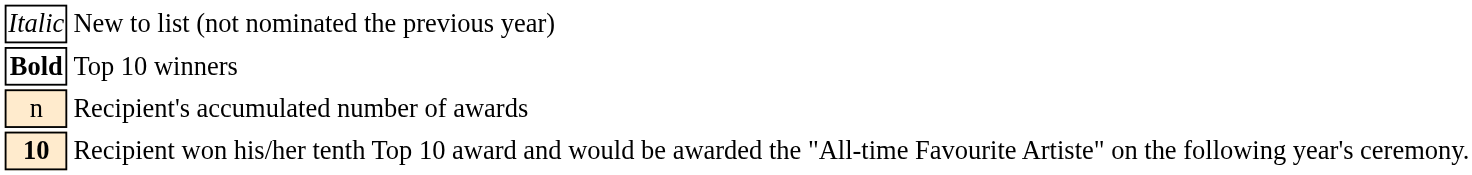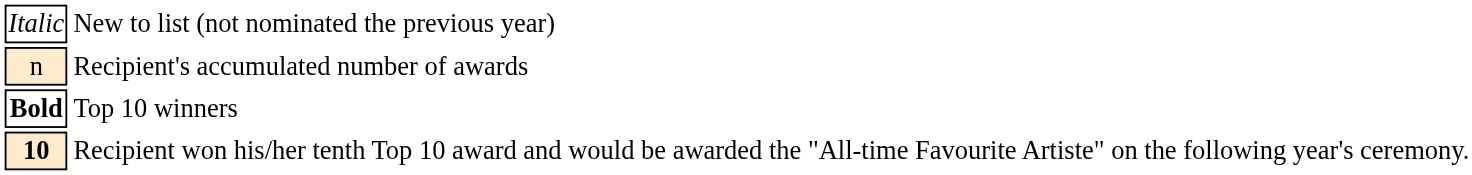rows swapped: (156, 65) <-> (301, 108)
